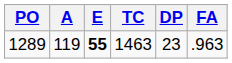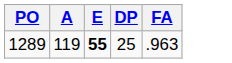- column: (133, 17)
(171, 44) 23 -> (126, 44) 25
